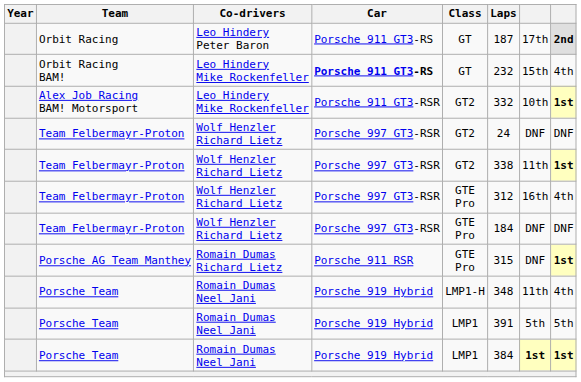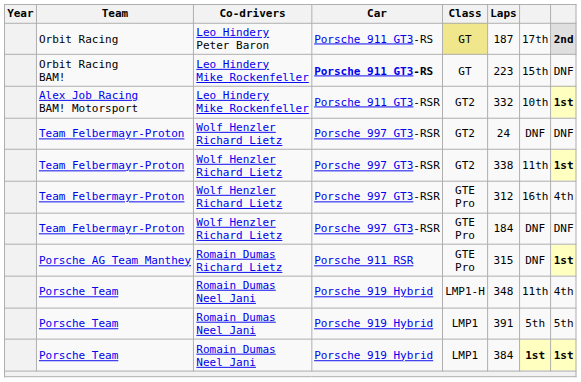(465, 38) no background -> (465, 38) khaki background
(503, 70) 232 -> (503, 70) 223
(564, 70) 4th -> (564, 70) DNF
